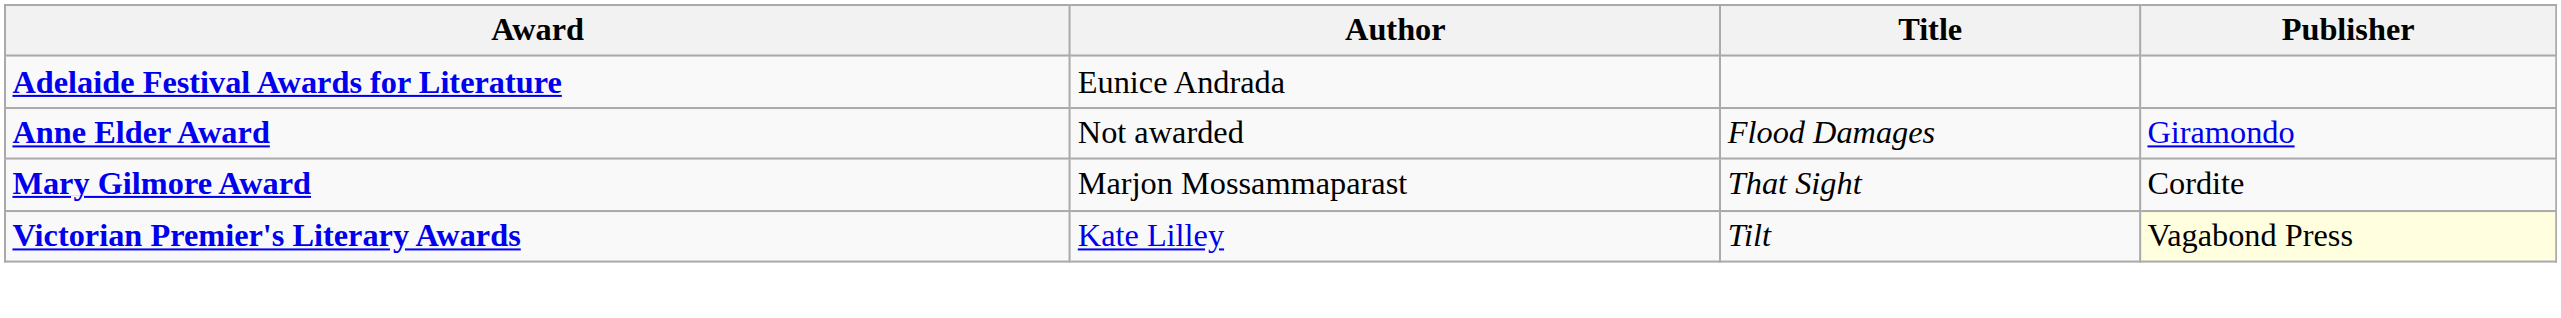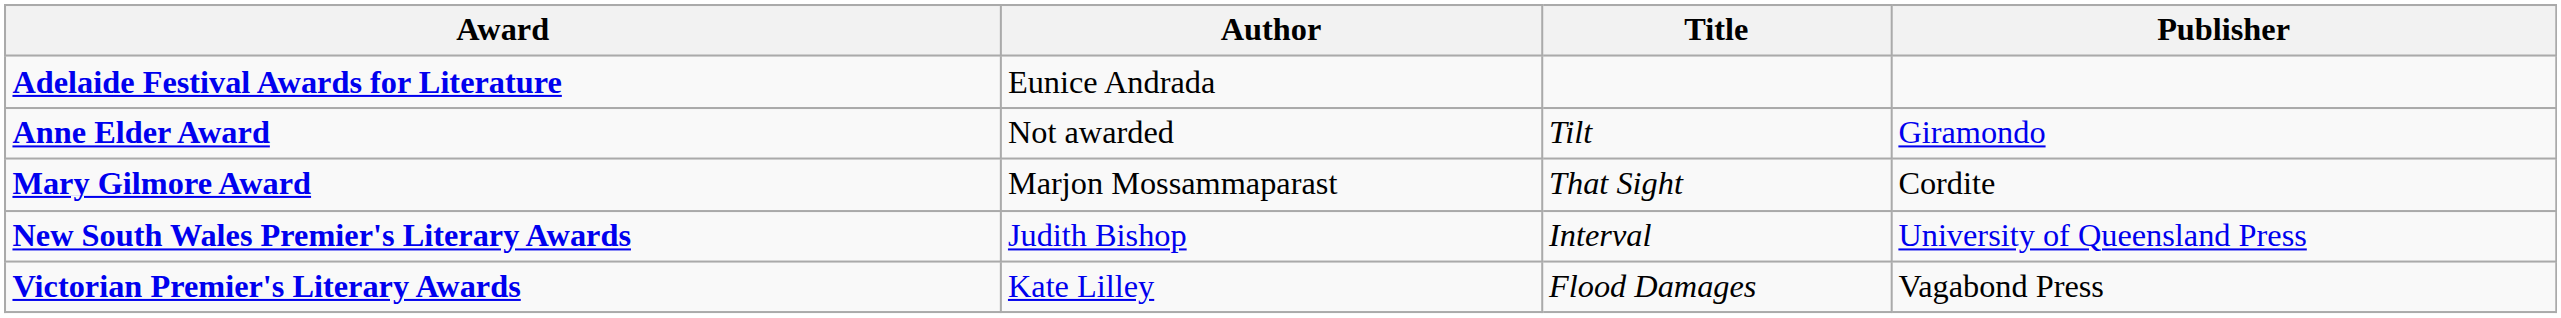(1832, 132) Flood Damages -> (1571, 132) Tilt
+ row: (322, 235)
(1749, 235) Tilt -> (1653, 286) Flood Damages
(2250, 235) lightyellow background -> (2001, 286) no background
